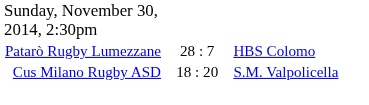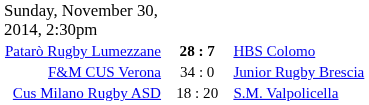(197, 51) normal -> (197, 51) bold
+ row: (105, 72)
